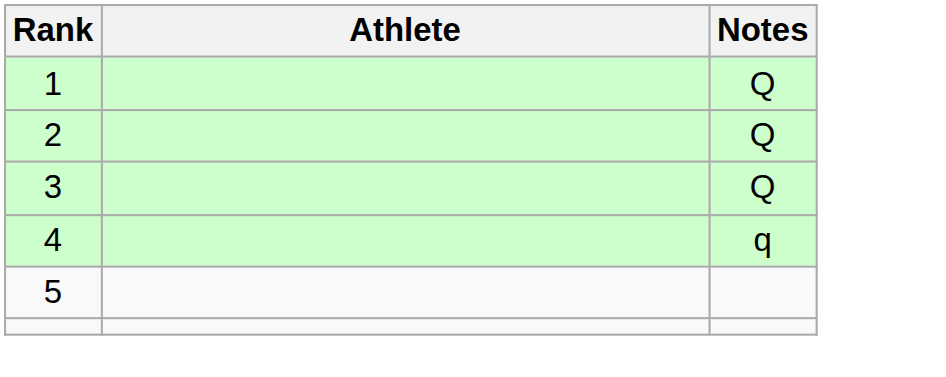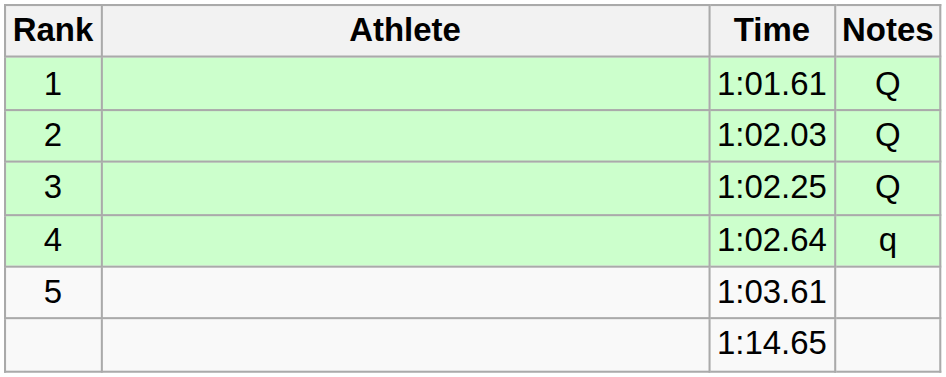+ column: (772, 30)
